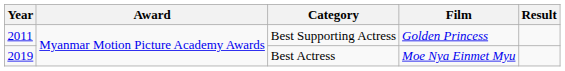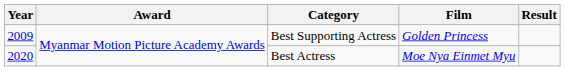(20, 35) 2011 -> (20, 35) 2009
(20, 55) 2019 -> (20, 55) 2020
